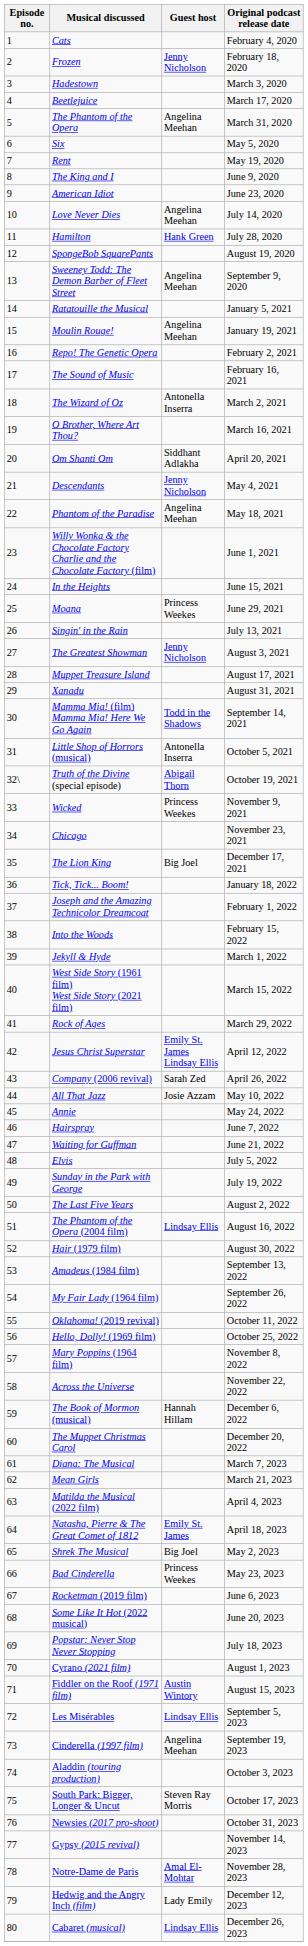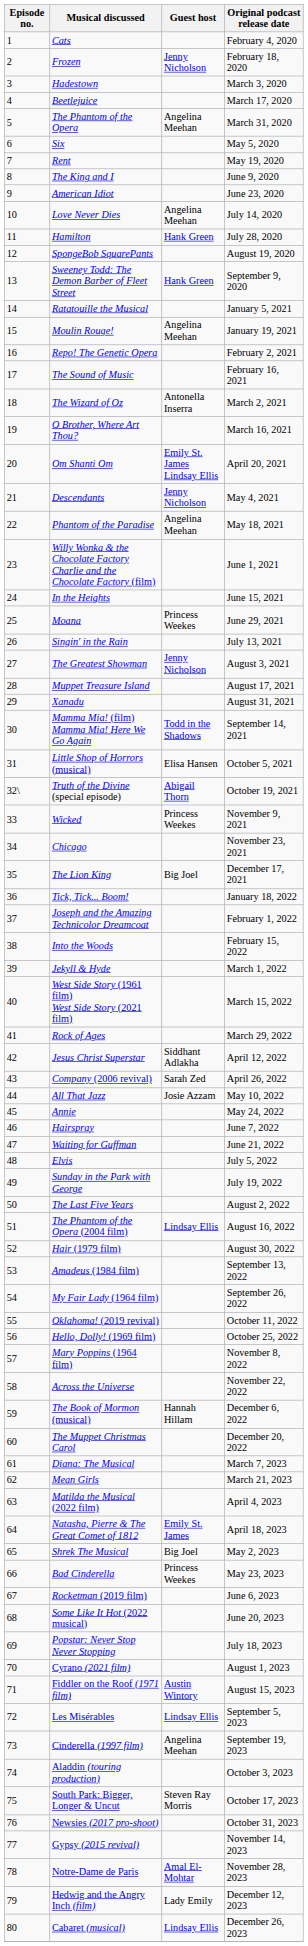(183, 281) Angelina Meehan -> (189, 281) Hank Green
(182, 458) Siddhant Adlakha -> (191, 464) Emily St. James Lindsay Ellis
(184, 752) Antonella Inserra -> (191, 763) Elisa Hansen
(191, 1051) Emily St. James Lindsay Ellis -> (182, 1057) Siddhant Adlakha
